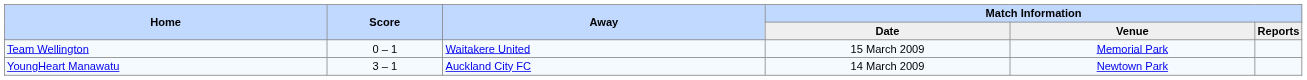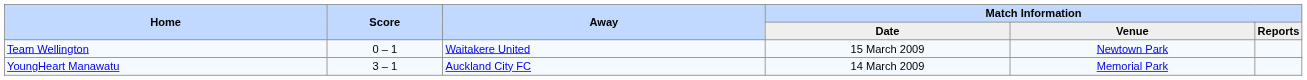(1132, 49) Memorial Park -> (1132, 49) Newtown Park
(1132, 66) Newtown Park -> (1132, 66) Memorial Park
